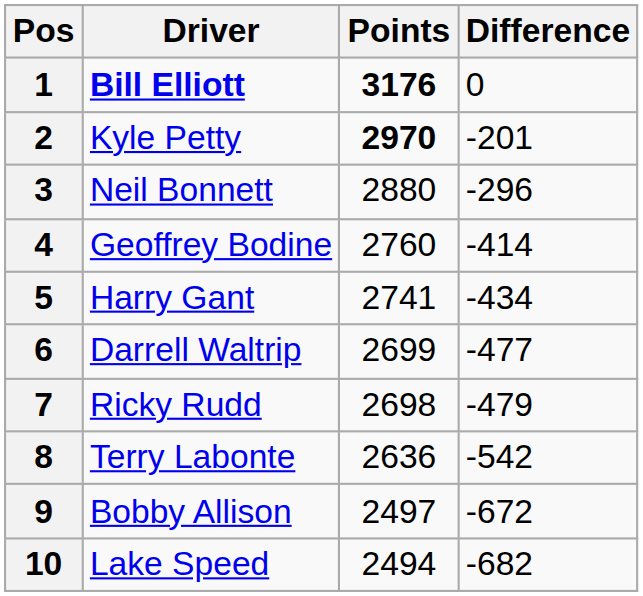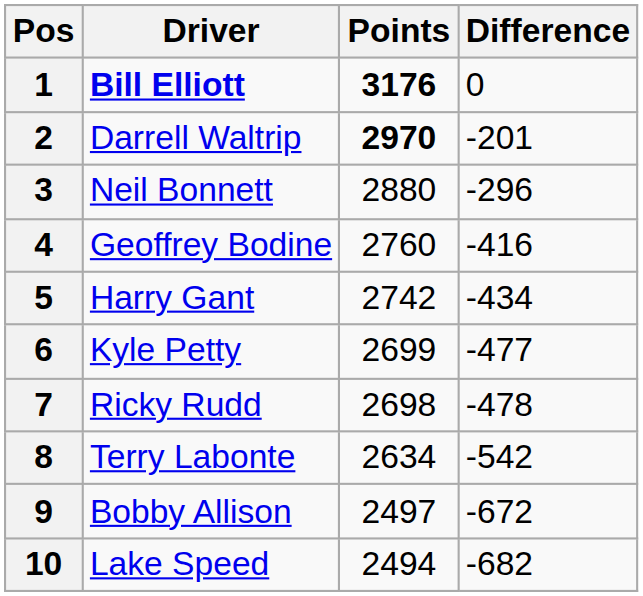(166, 137) Kyle Petty -> (196, 137) Darrell Waltrip
(499, 244) -414 -> (499, 244) -416
(399, 297) 2741 -> (399, 297) 2742
(196, 350) Darrell Waltrip -> (166, 350) Kyle Petty
(499, 404) -479 -> (499, 404) -478
(399, 457) 2636 -> (399, 457) 2634
